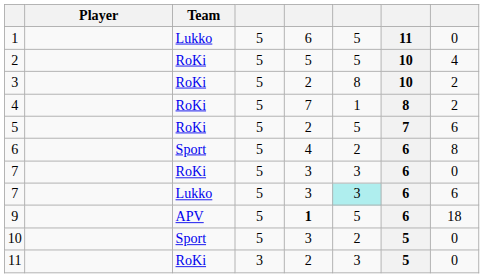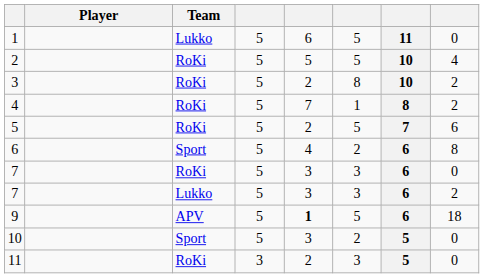(357, 194) paleturquoise background -> (357, 194) no background
(454, 194) 6 -> (454, 194) 2
